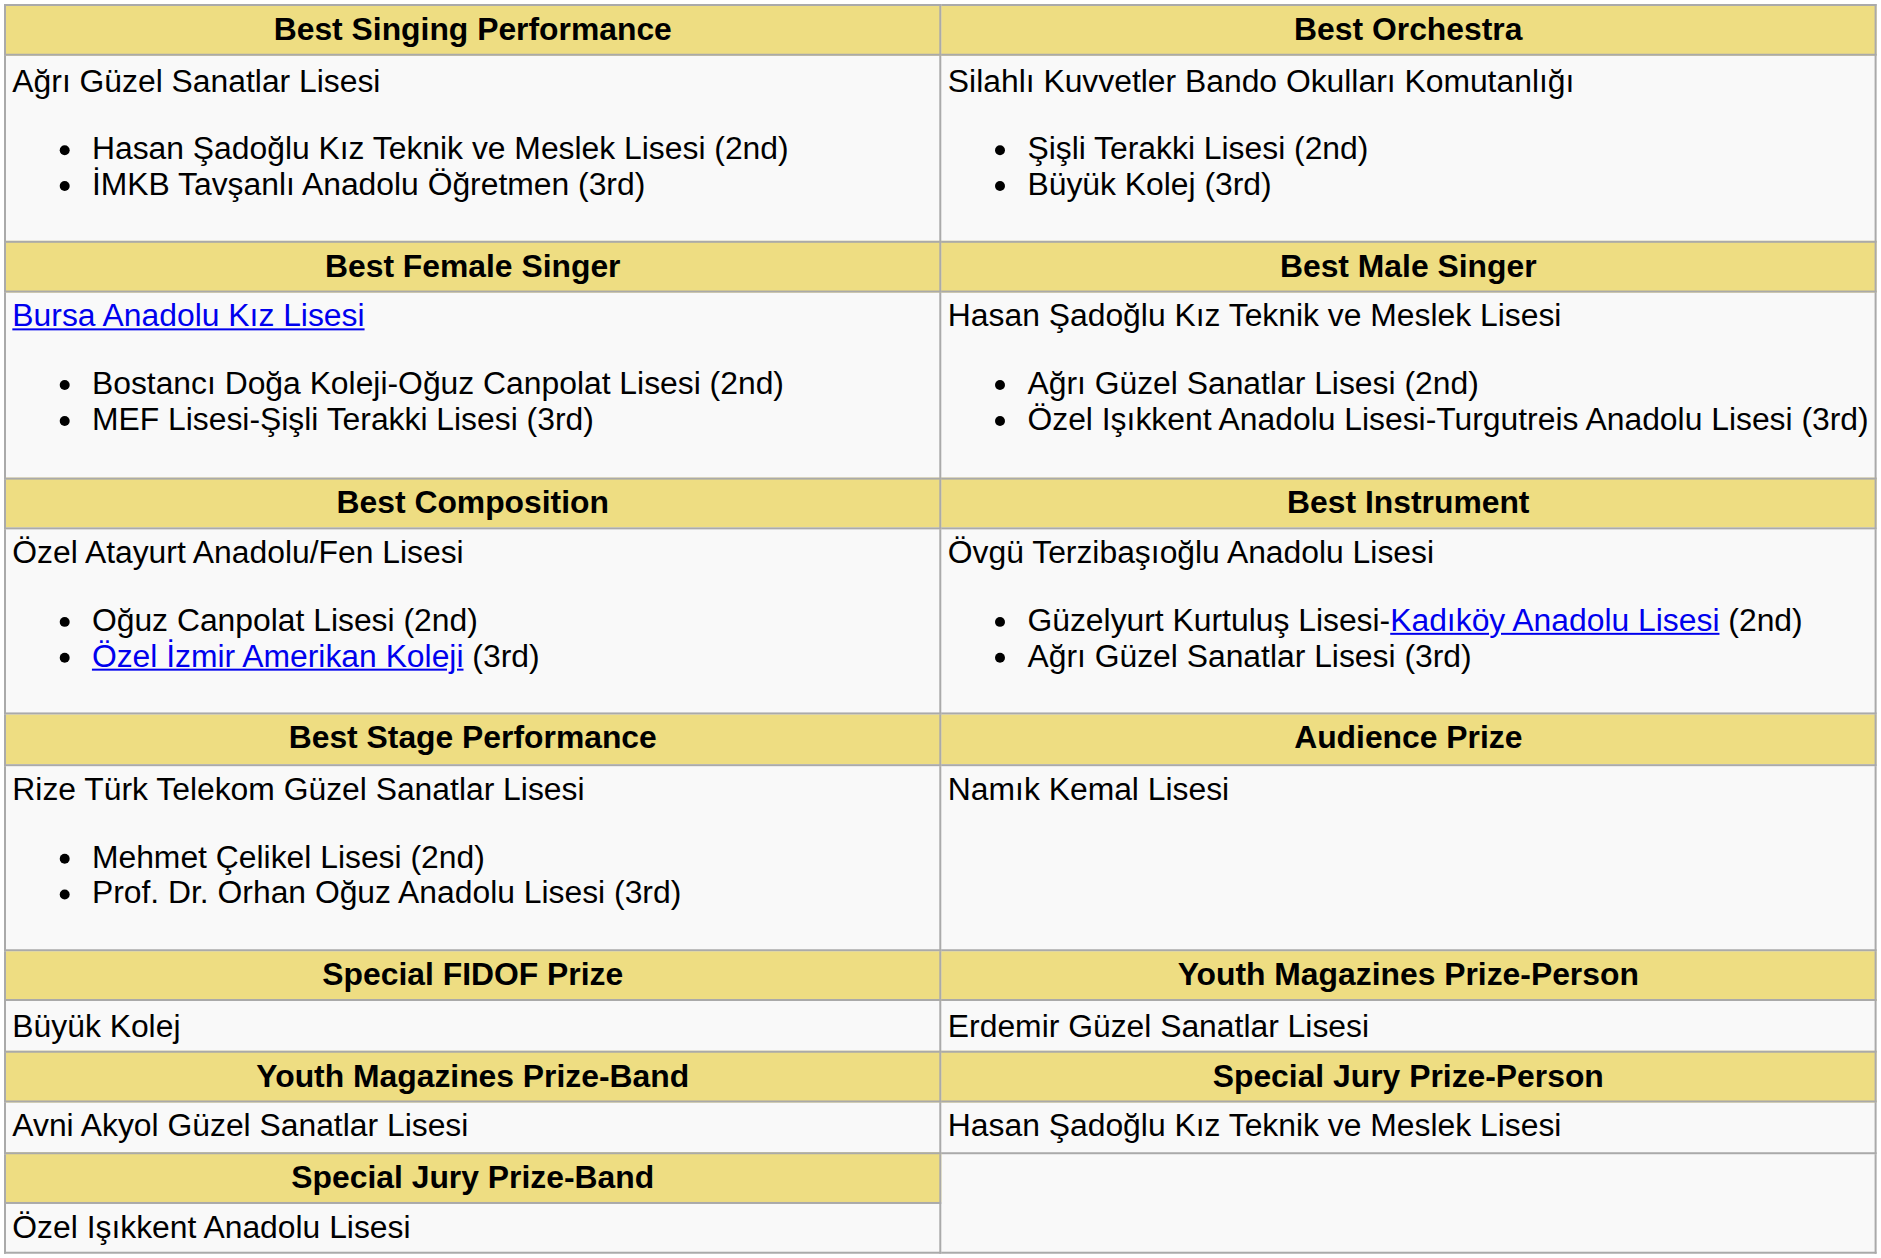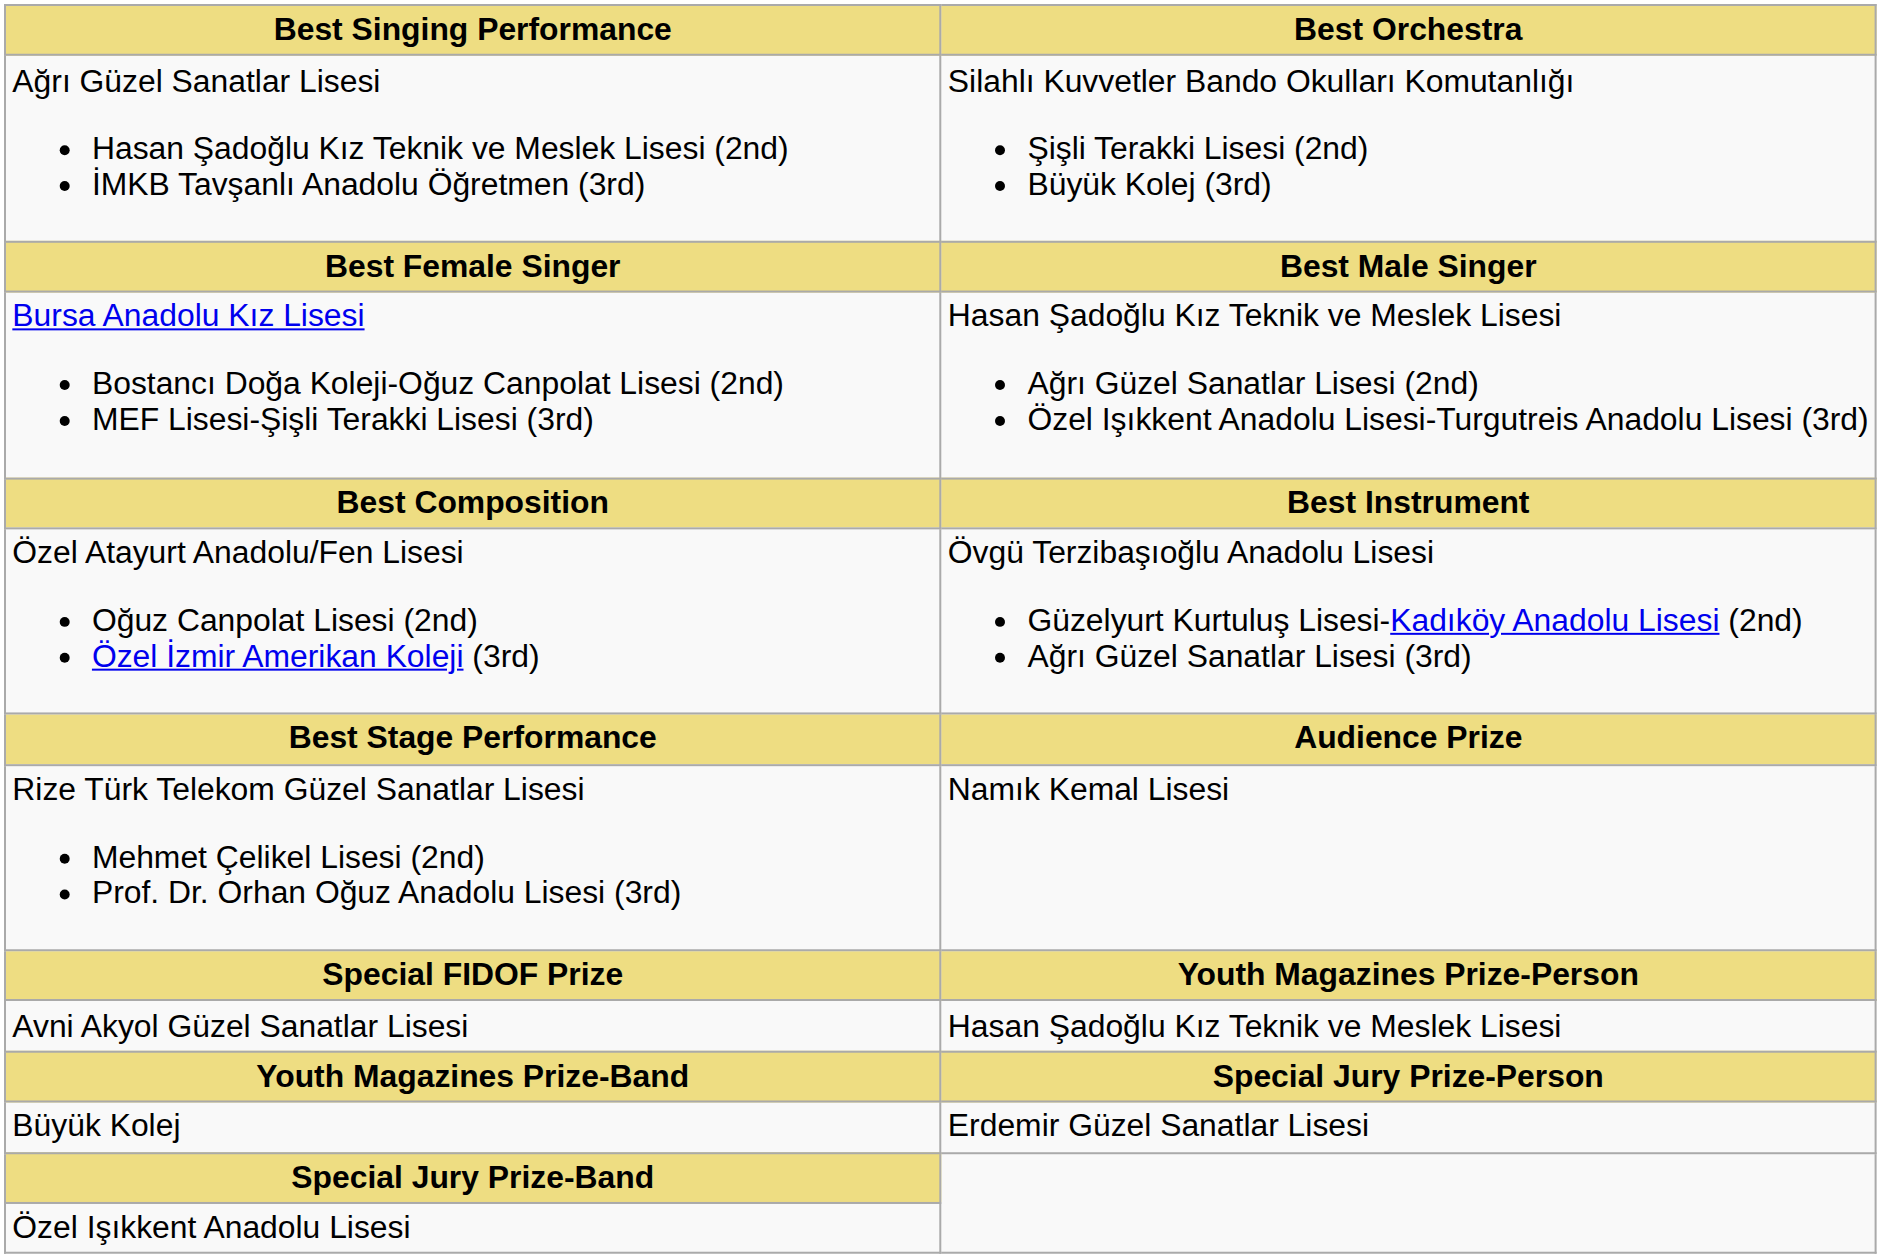rows swapped: (240, 1126) <-> (96, 1025)
